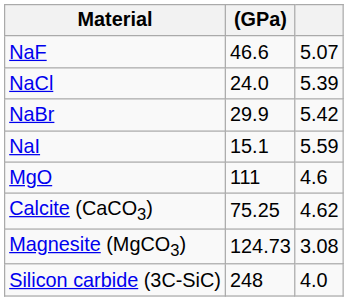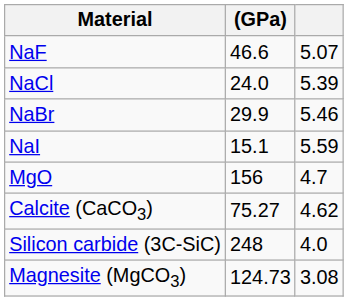(319, 114) 5.42 -> (319, 114) 5.46
(245, 177) 111 -> (247, 177) 156
(314, 177) 4.6 -> (314, 177) 4.7
(255, 210) 75.25 -> (255, 210) 75.27
rows swapped: (98, 247) <-> (115, 279)
